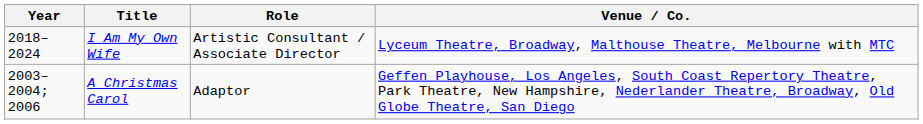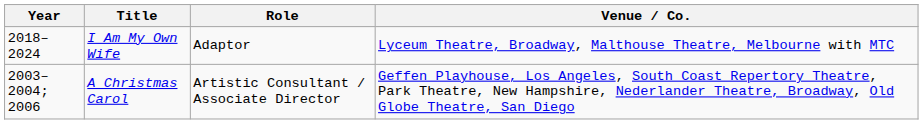(279, 46) Artistic Consultant / Associate Director -> (222, 46) Adaptor
(222, 92) Adaptor -> (279, 92) Artistic Consultant / Associate Director
